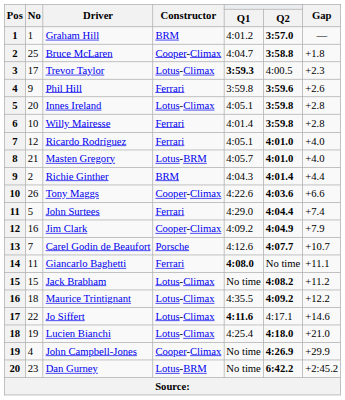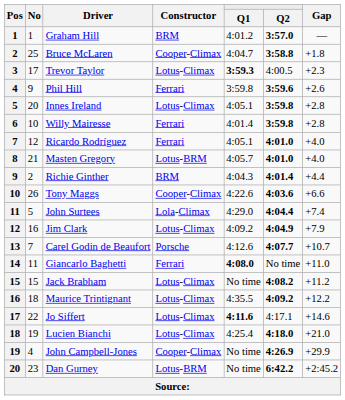(170, 211) Ferrari -> (183, 211) Lola-Climax
(188, 228) Cooper-Climax -> (185, 228) Lotus-Climax
(317, 264) +11.1 -> (317, 264) +11.0
